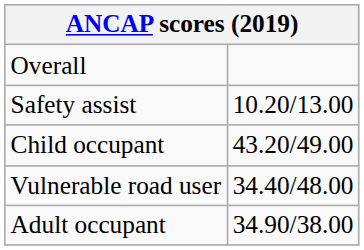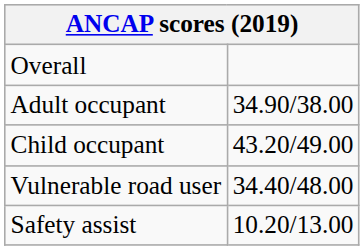rows swapped: (88, 225) <-> (73, 104)
